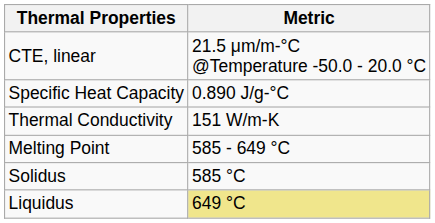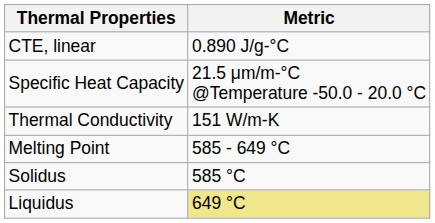(309, 55) 21.5 μm/m-°C @Temperature -50.0 - 20.0 °C -> (241, 45) 0.890 J/g-°C
(241, 93) 0.890 J/g-°C -> (309, 83) 21.5 μm/m-°C @Temperature -50.0 - 20.0 °C
